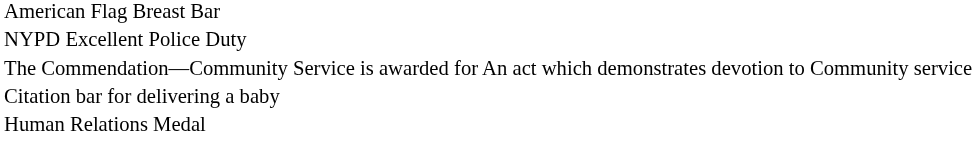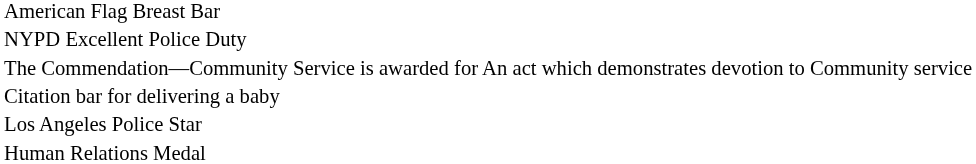+ row: (103, 124)
